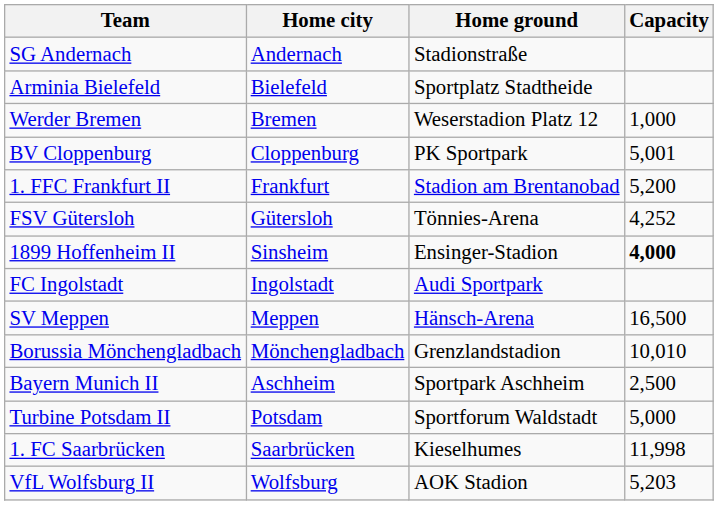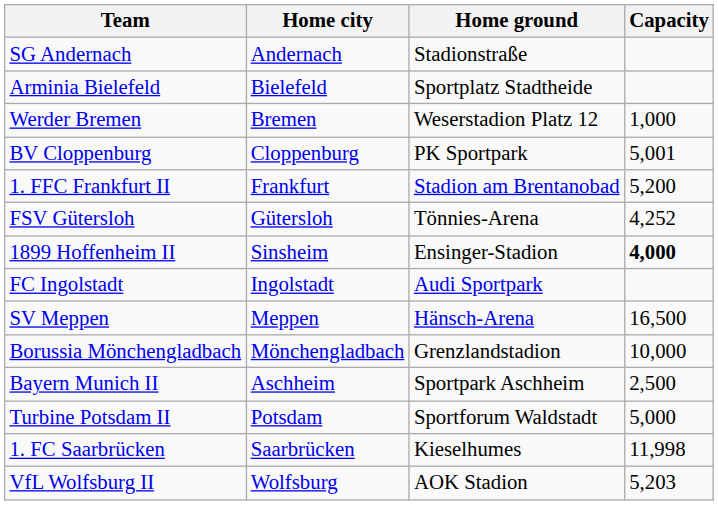(658, 350) 10,010 -> (658, 350) 10,000
